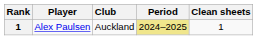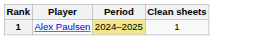- column: (106, 12)
